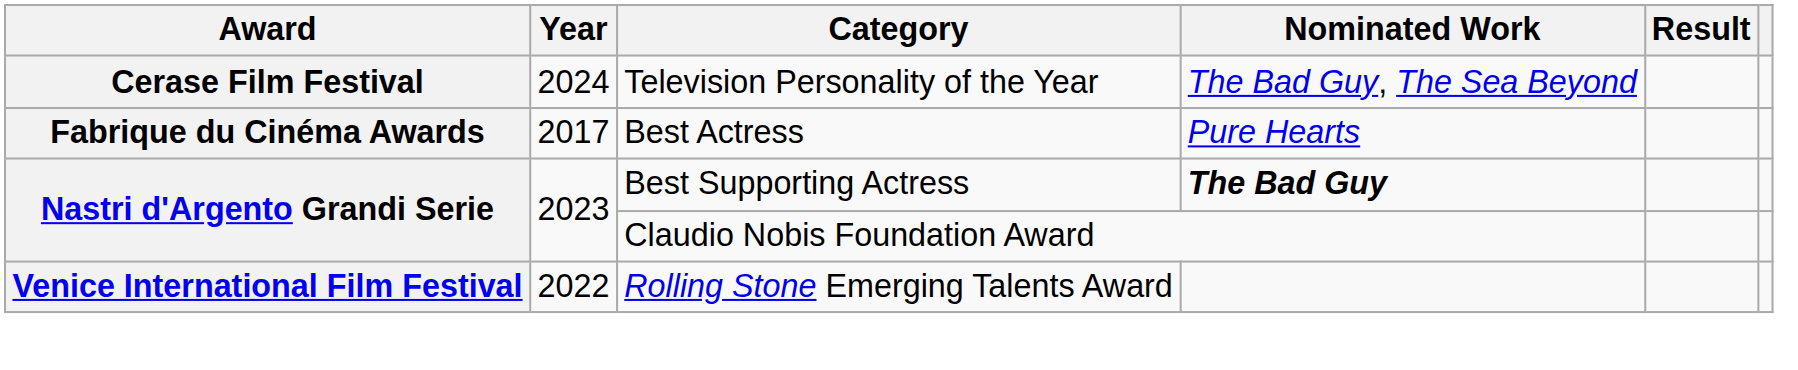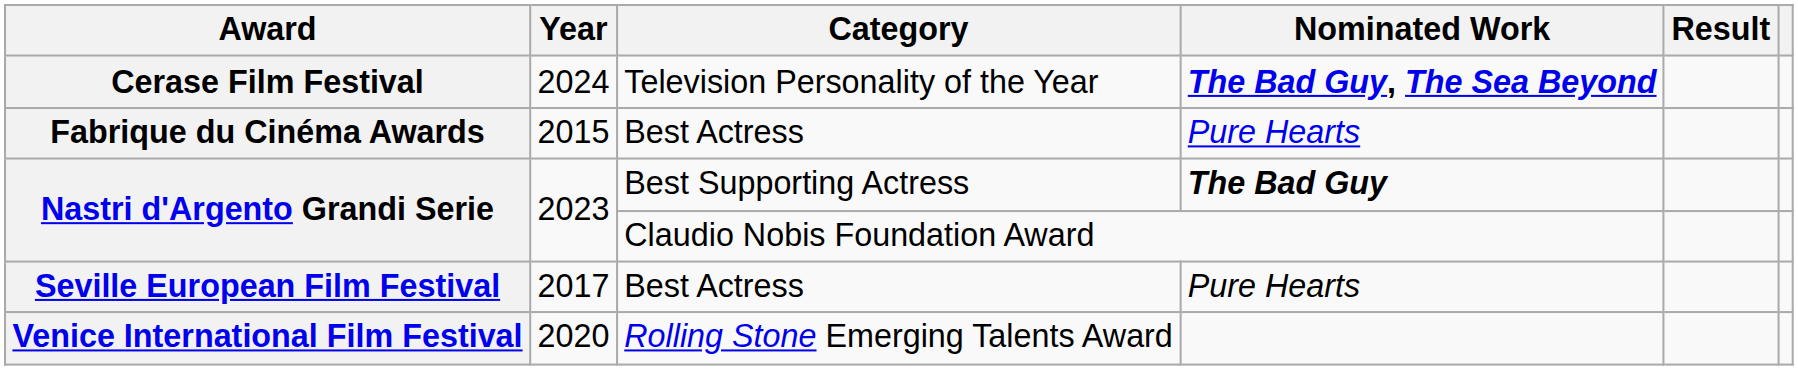(1412, 81) normal -> (1422, 81) bold
(573, 132) 2017 -> (573, 132) 2015
+ row: (268, 286)
(573, 286) 2022 -> (573, 337) 2020
